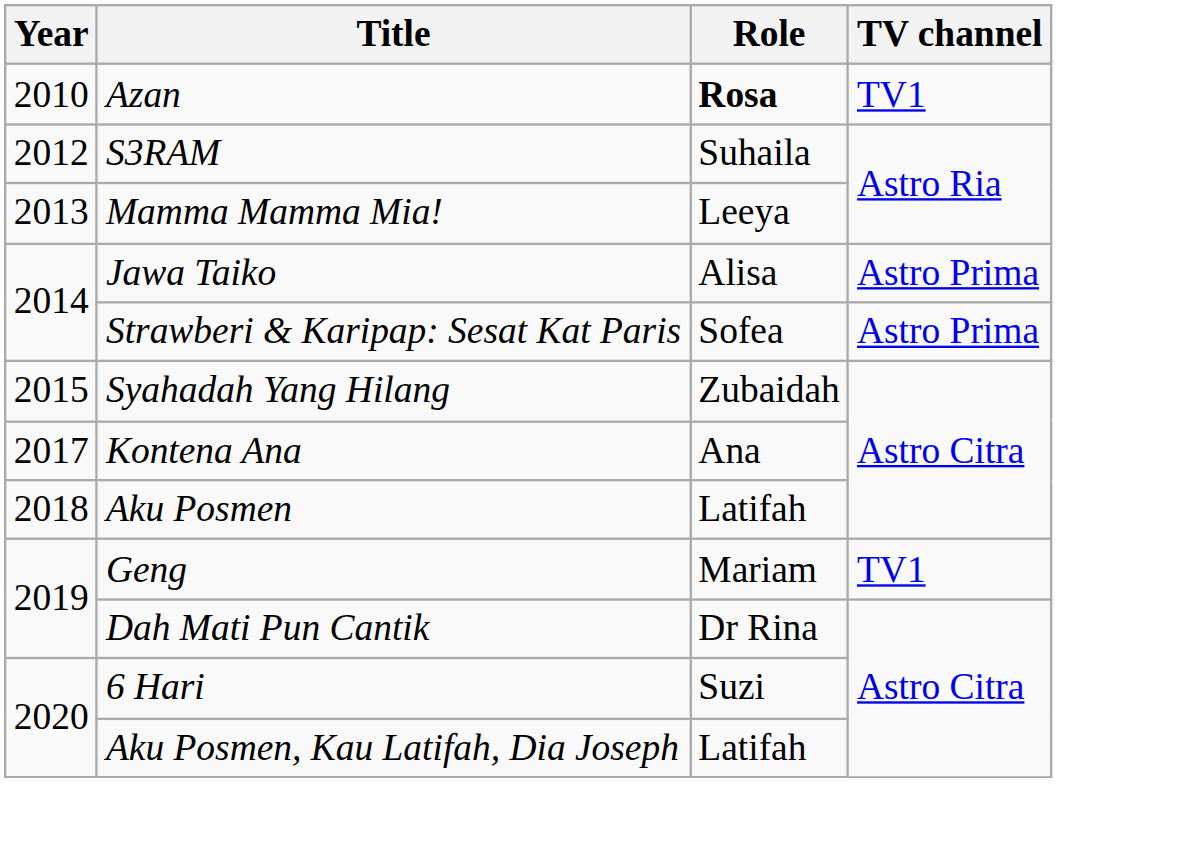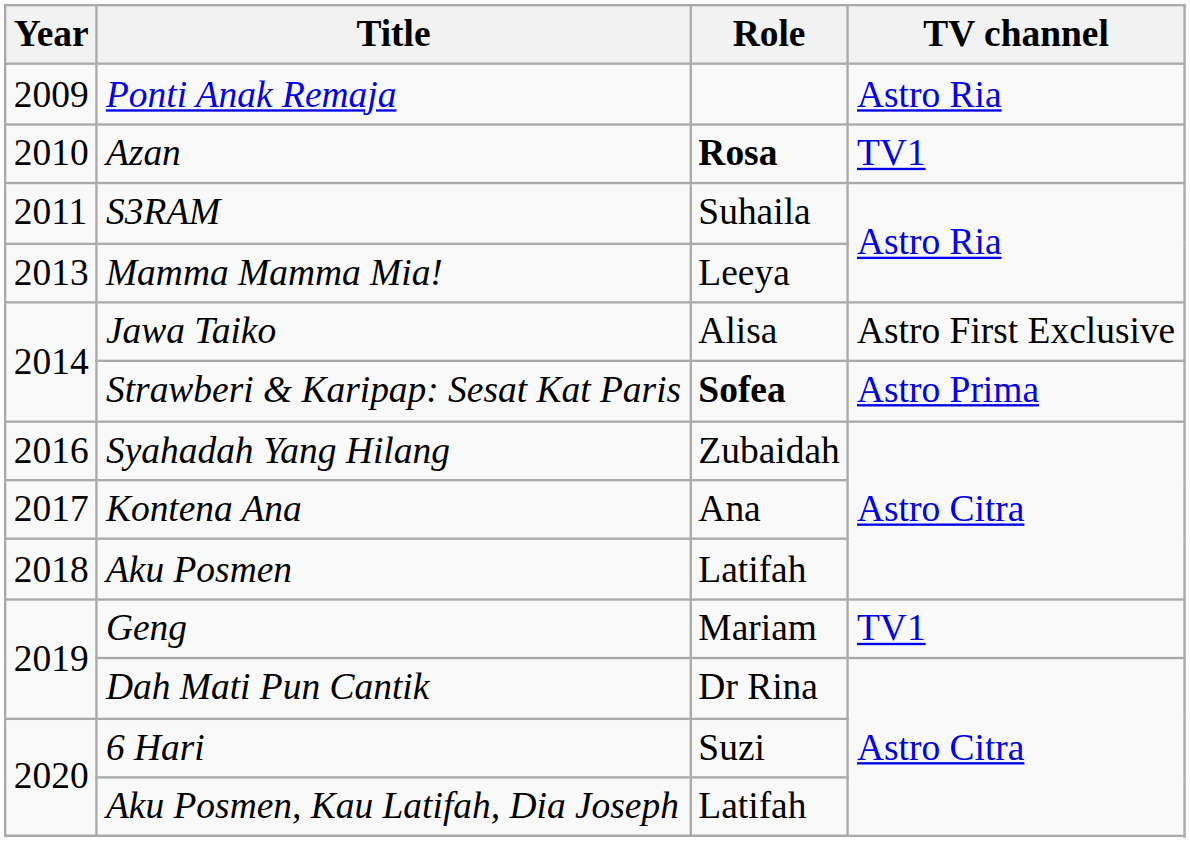+ row: (251, 93)
(51, 152) 2012 -> (51, 212) 2011
(948, 271) Astro Prima -> (1016, 331) Astro First Exclusive
(741, 331) normal -> (742, 390) bold
(51, 390) 2015 -> (51, 449) 2016
